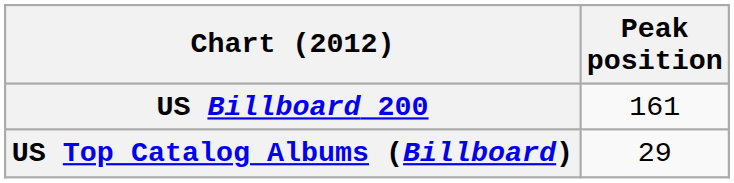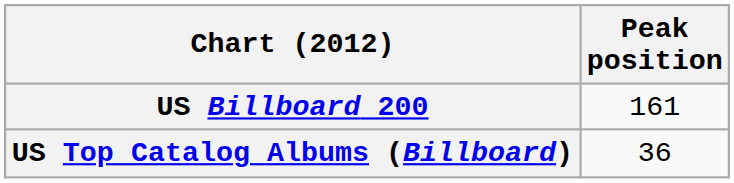(655, 153) 29 -> (655, 153) 36
